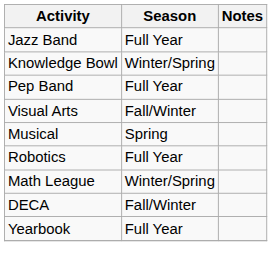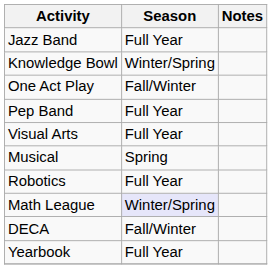+ row: (51, 87)
(160, 110) Fall/Winter -> (154, 134) Full Year
(170, 181) no background -> (170, 205) lavender background
